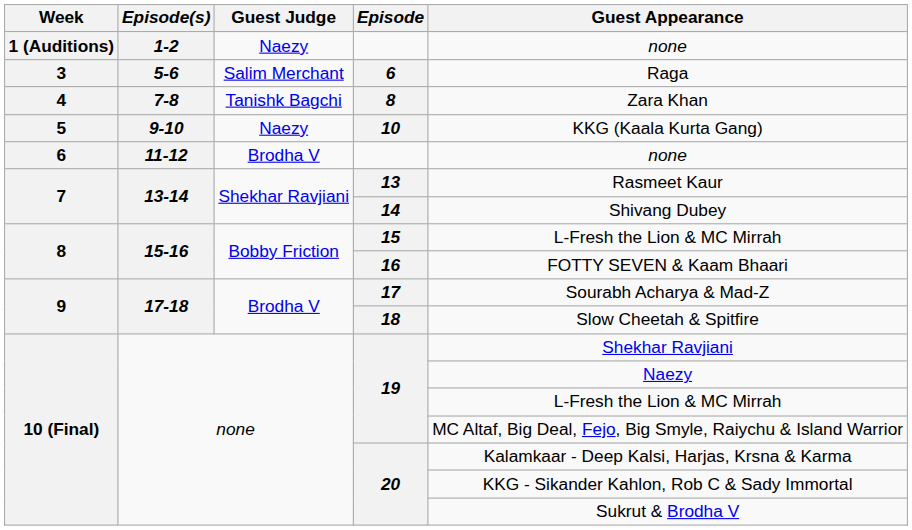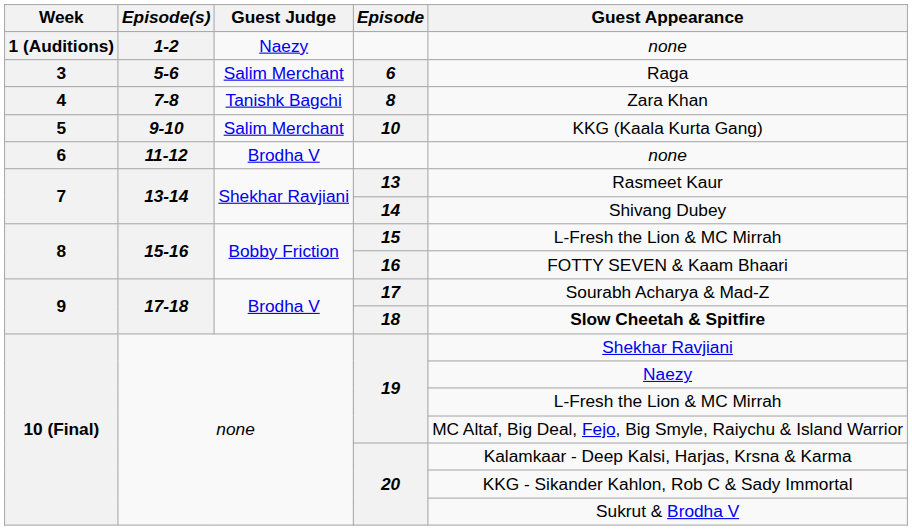(284, 127) Naezy -> (284, 127) Salim Merchant
(668, 319) normal -> (668, 319) bold
